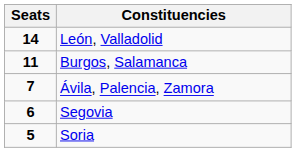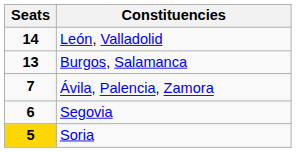(31, 62) 11 -> (31, 62) 13
(31, 135) no background -> (31, 135) gold background
